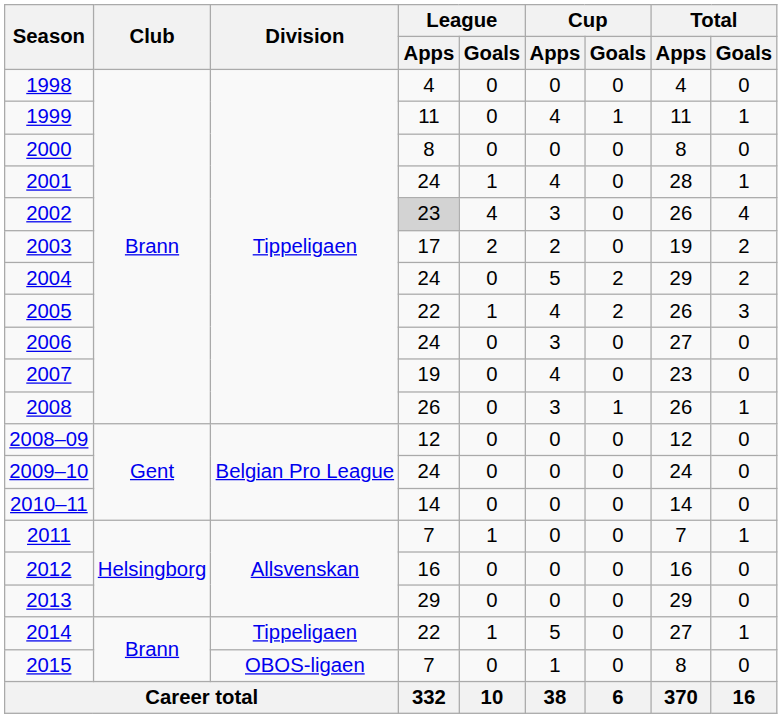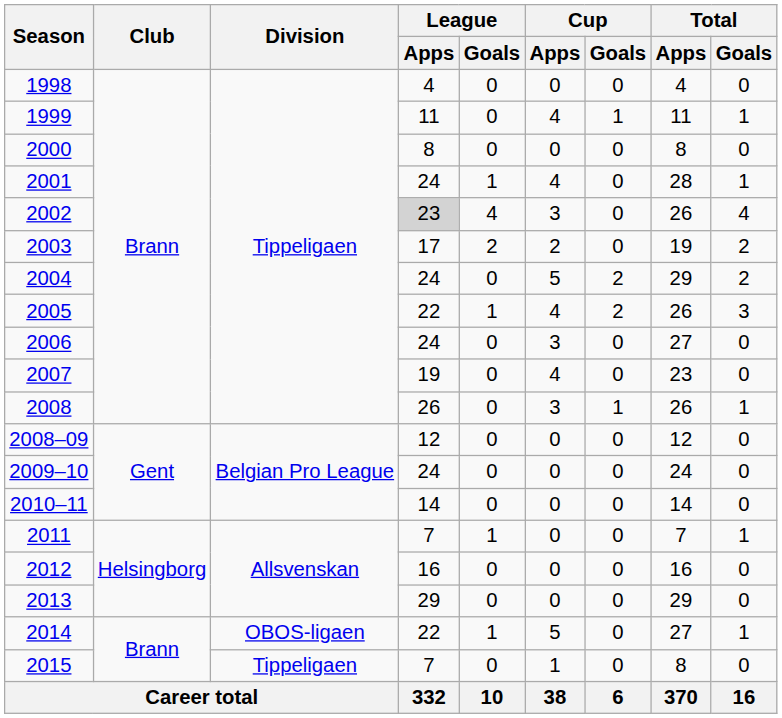(305, 632) Tippeligaen -> (305, 632) OBOS-ligaen
(305, 665) OBOS-ligaen -> (305, 665) Tippeligaen
